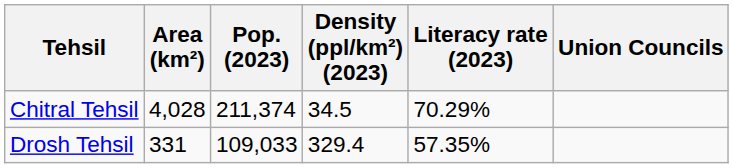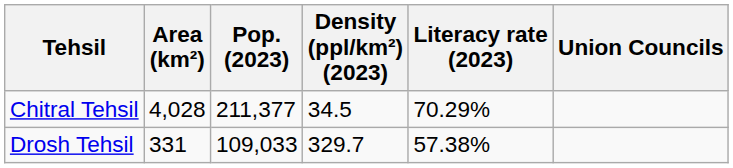(256, 108) 211,374 -> (256, 108) 211,377
(336, 144) 329.4 -> (336, 144) 329.7
(452, 144) 57.35% -> (452, 144) 57.38%
